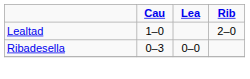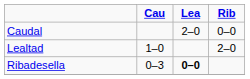+ row: (25, 31)
(191, 49) normal -> (191, 66) bold
